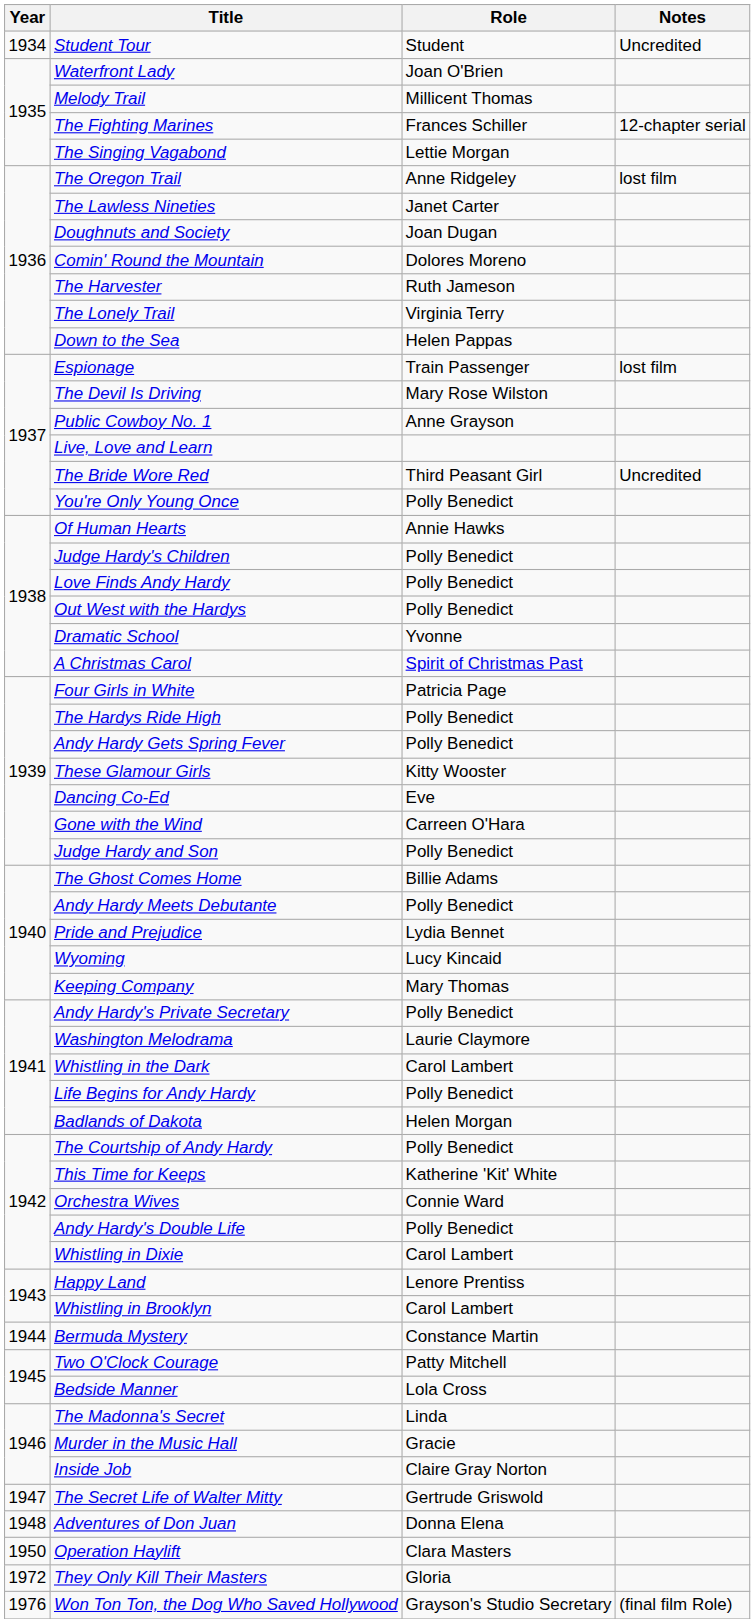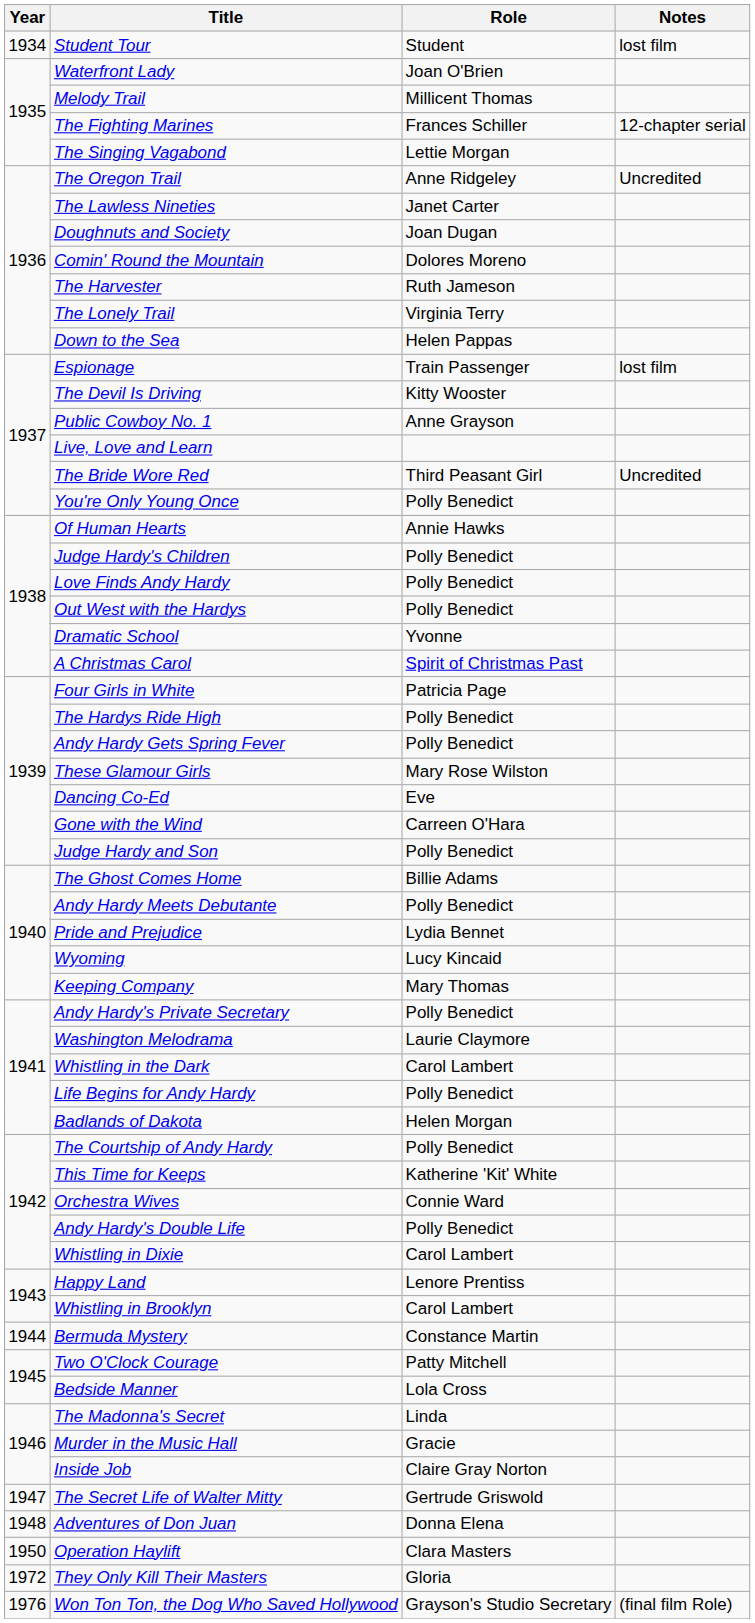(660, 44) Uncredited -> (648, 44) lost film
(648, 179) lost film -> (660, 179) Uncredited
(477, 394) Mary Rose Wilston -> (456, 394) Kitty Wooster
(456, 771) Kitty Wooster -> (477, 771) Mary Rose Wilston
